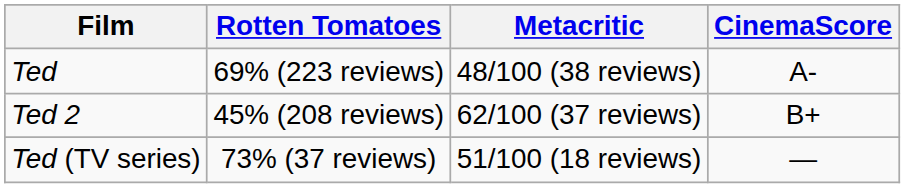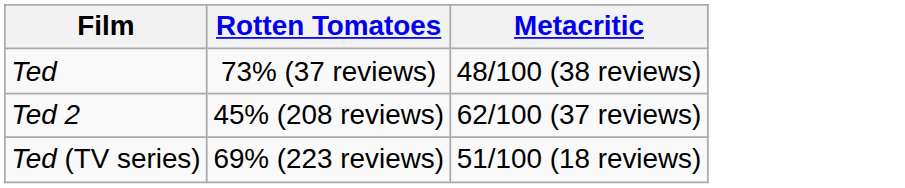- column: (803, 26)
(329, 70) 69% (223 reviews) -> (329, 70) 73% (37 reviews)
(329, 159) 73% (37 reviews) -> (329, 159) 69% (223 reviews)
